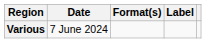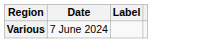- column: (137, 12)
